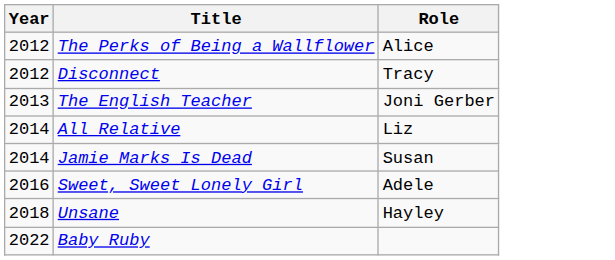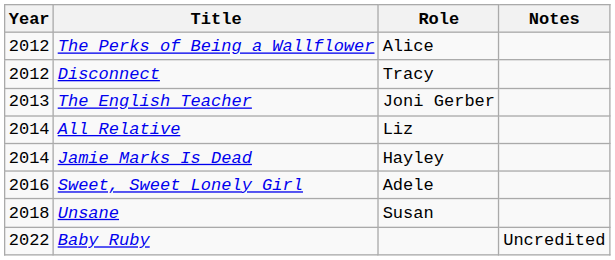+ column: (554, 19)
(408, 157) Susan -> (413, 157) Hayley
(413, 213) Hayley -> (408, 213) Susan
